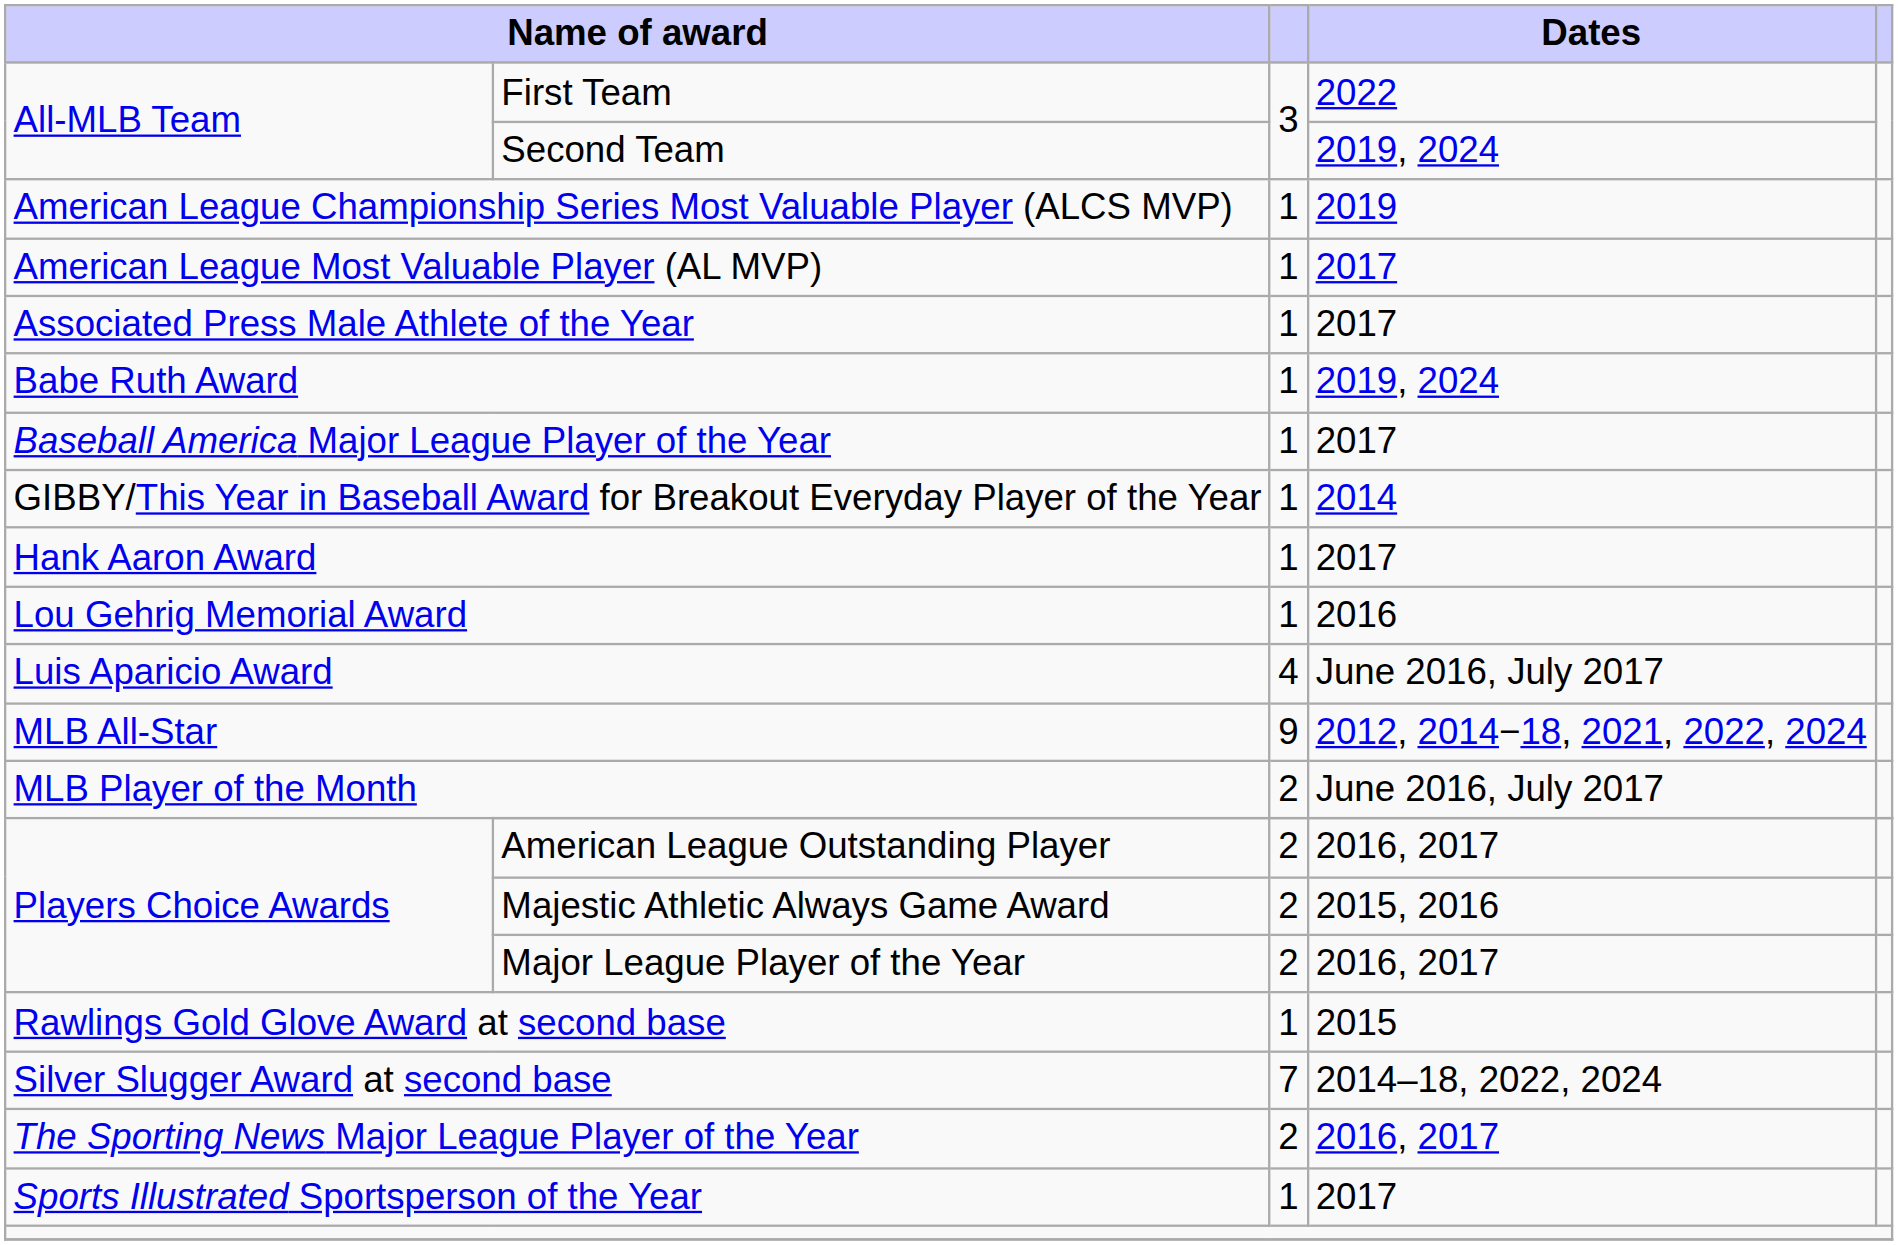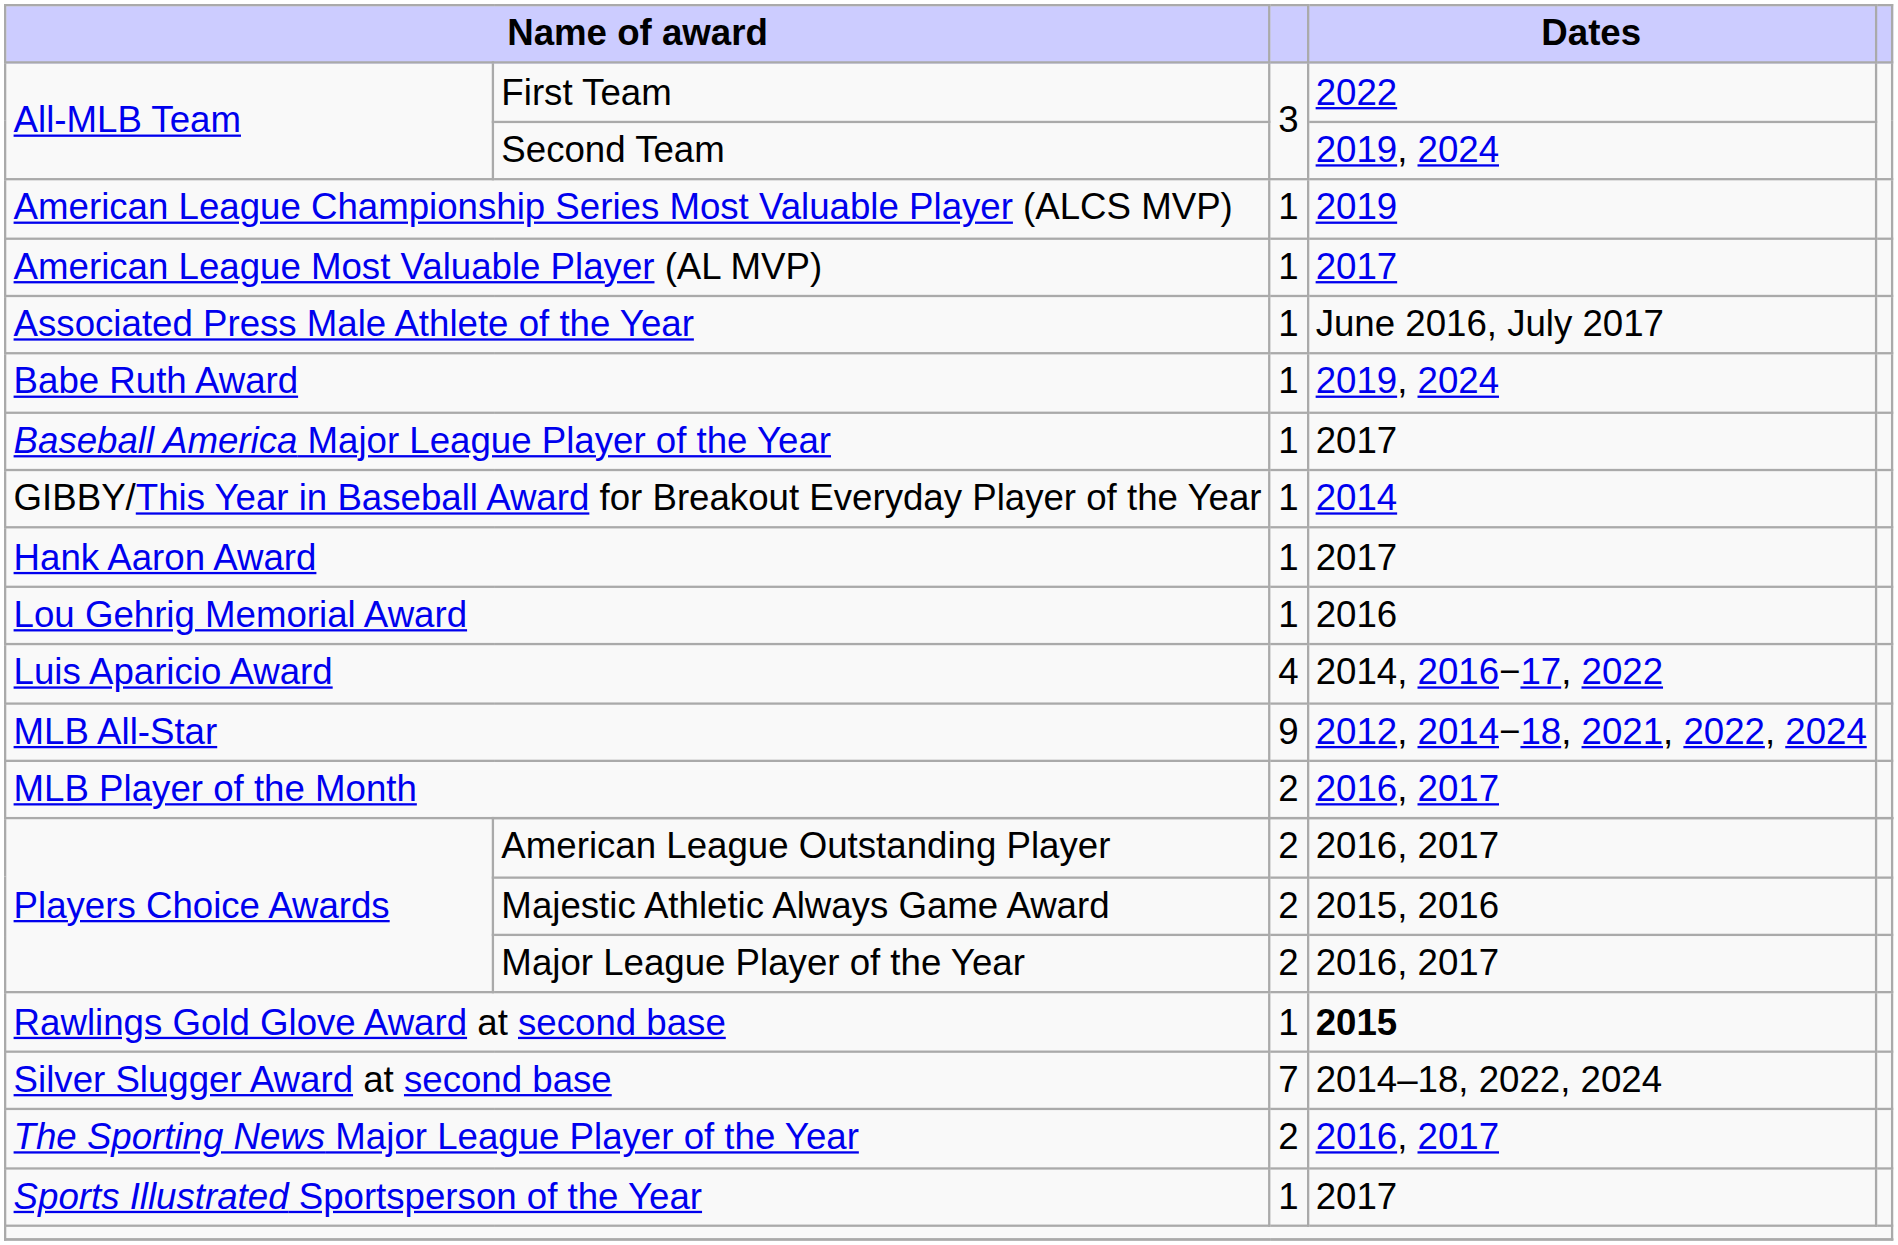(1356, 324) 2017 -> (1490, 324) June 2016, July 2017
(1490, 672) June 2016, July 2017 -> (1489, 672) 2014, 2016−17, 2022
(1490, 788) June 2016, July 2017 -> (1407, 788) 2016, 2017
(1356, 1021) normal -> (1356, 1021) bold
